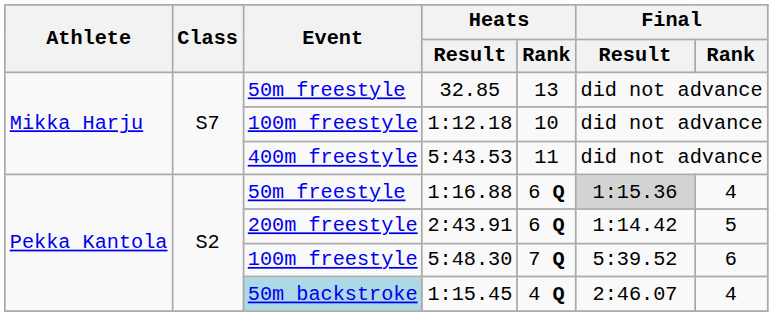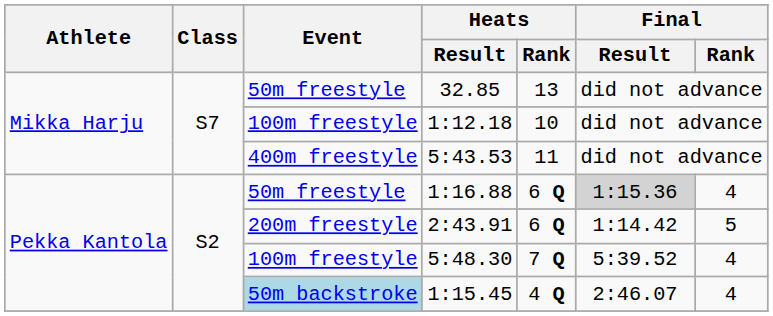(731, 260) 6 -> (731, 260) 4
